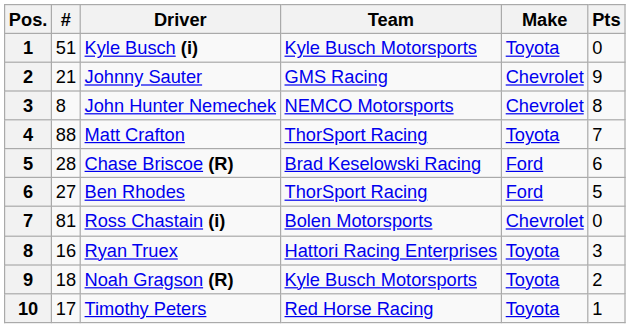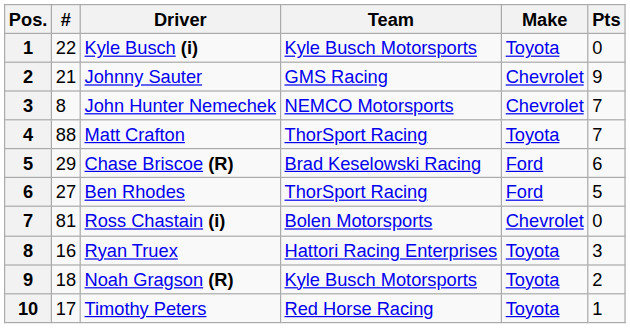(66, 48) 51 -> (66, 48) 22
(597, 106) 8 -> (597, 106) 7
(66, 164) 28 -> (66, 164) 29
